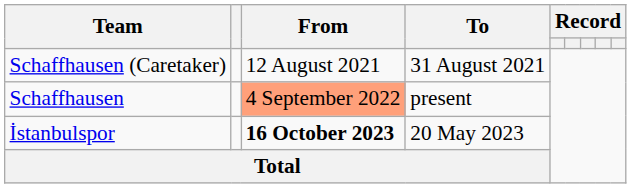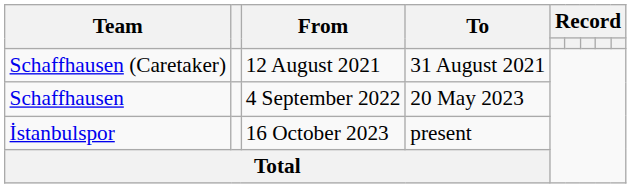(323, 98) lightsalmon background -> (323, 98) no background
(441, 98) present -> (467, 98) 20 May 2023
(320, 132) bold -> (317, 132) normal
(467, 132) 20 May 2023 -> (441, 132) present
